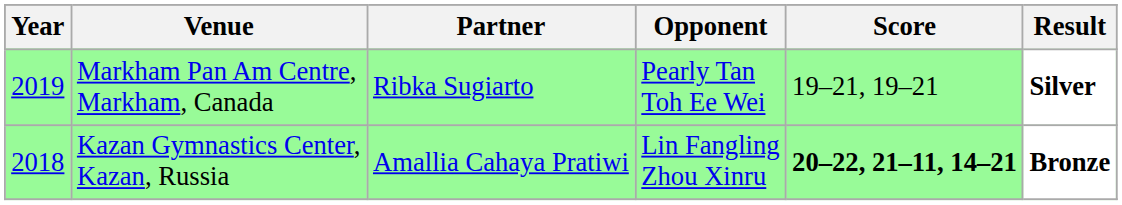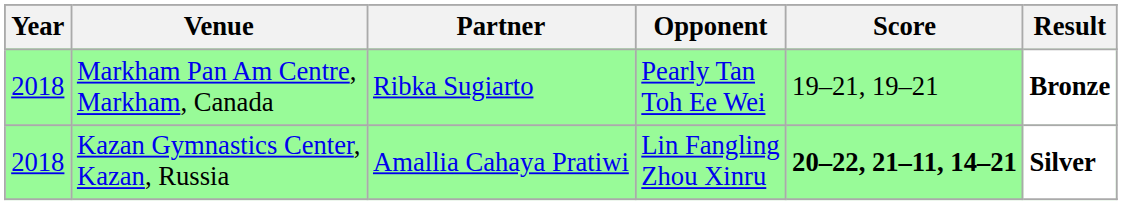(38, 86) 2019 -> (38, 86) 2018
(1063, 86) Silver -> (1070, 86) Bronze
(1070, 161) Bronze -> (1063, 161) Silver
